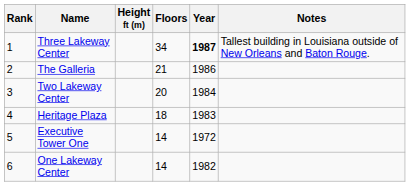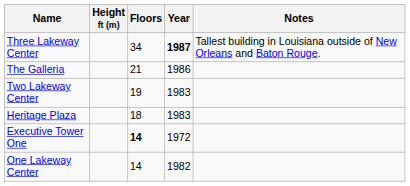- column: (20, 18)
(161, 92) 20 -> (136, 92) 19
(204, 92) 1984 -> (179, 92) 1983
(161, 138) normal -> (136, 138) bold
